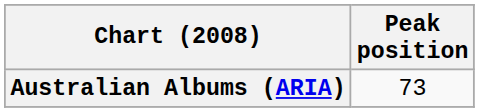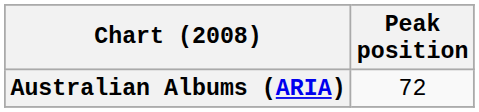(413, 89) 73 -> (413, 89) 72
